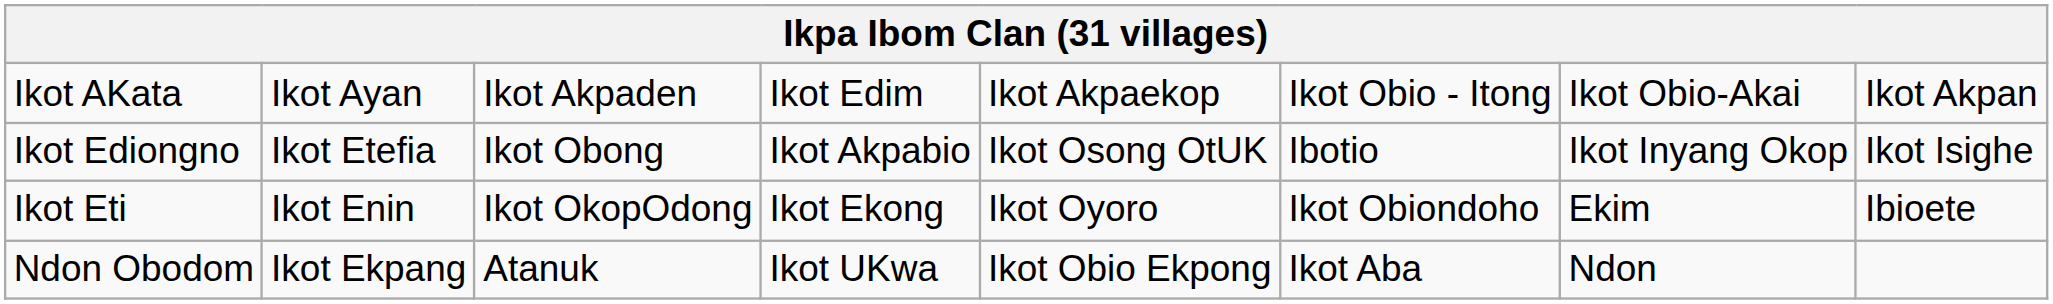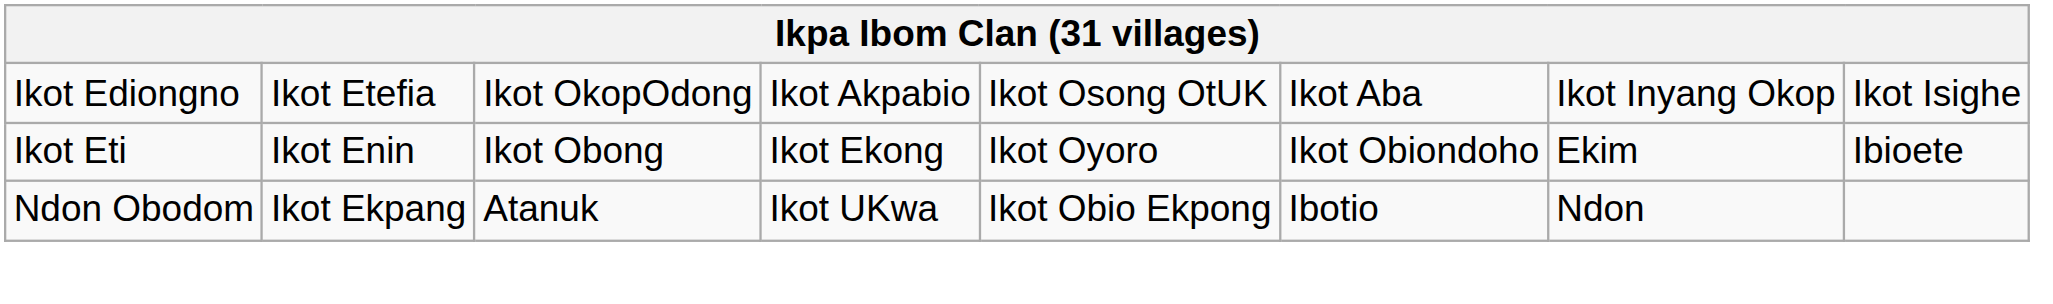- row: (98, 92)
(574, 151) Ikot Obong -> (618, 92) Ikot OkopOdong
(1334, 151) Ibotio -> (1355, 92) Ikot Aba
(618, 209) Ikot OkopOdong -> (574, 151) Ikot Obong
(1355, 268) Ikot Aba -> (1334, 209) Ibotio
